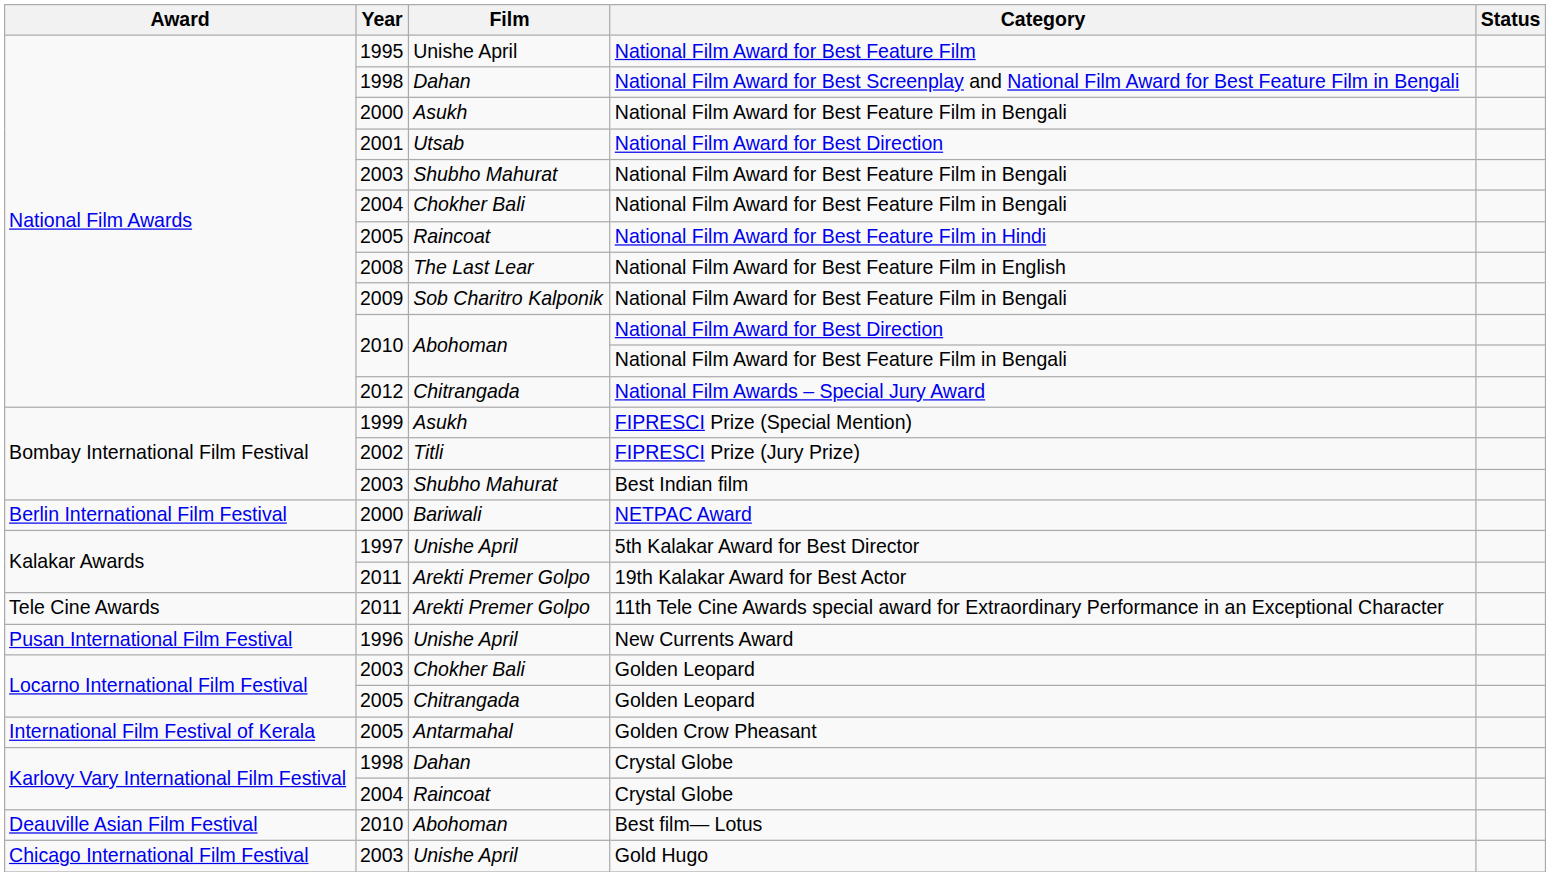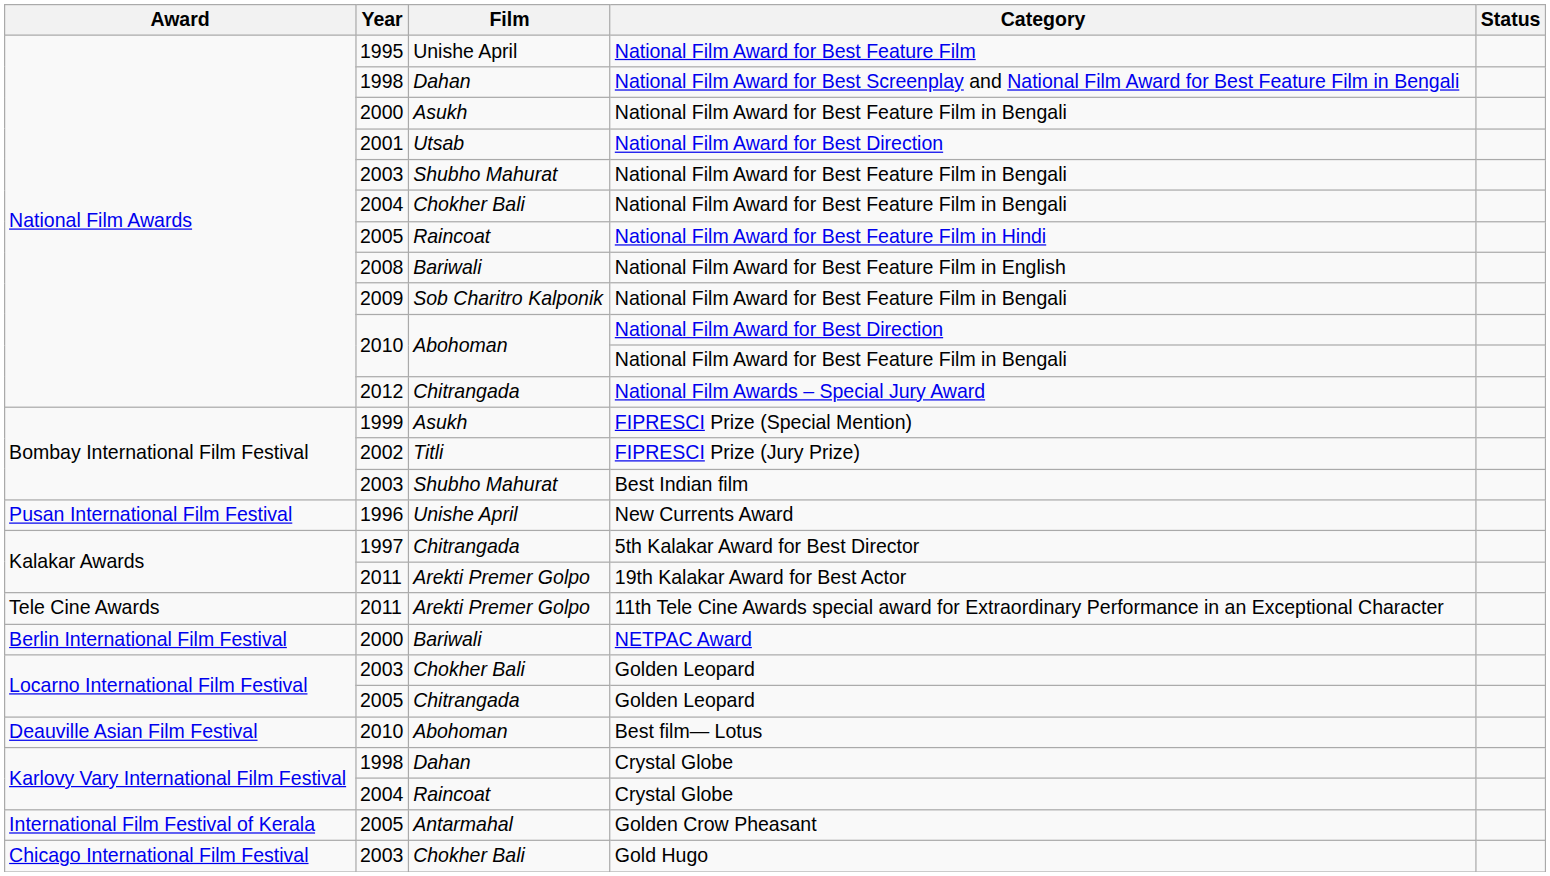(473, 267) The Last Lear -> (447, 267) Bariwali
rows swapped: (382, 515) <-> (382, 639)
(465, 546) Unishe April -> (466, 546) Chitrangada
rows swapped: (382, 732) <-> (382, 824)
(465, 855) Unishe April -> (469, 855) Chokher Bali
